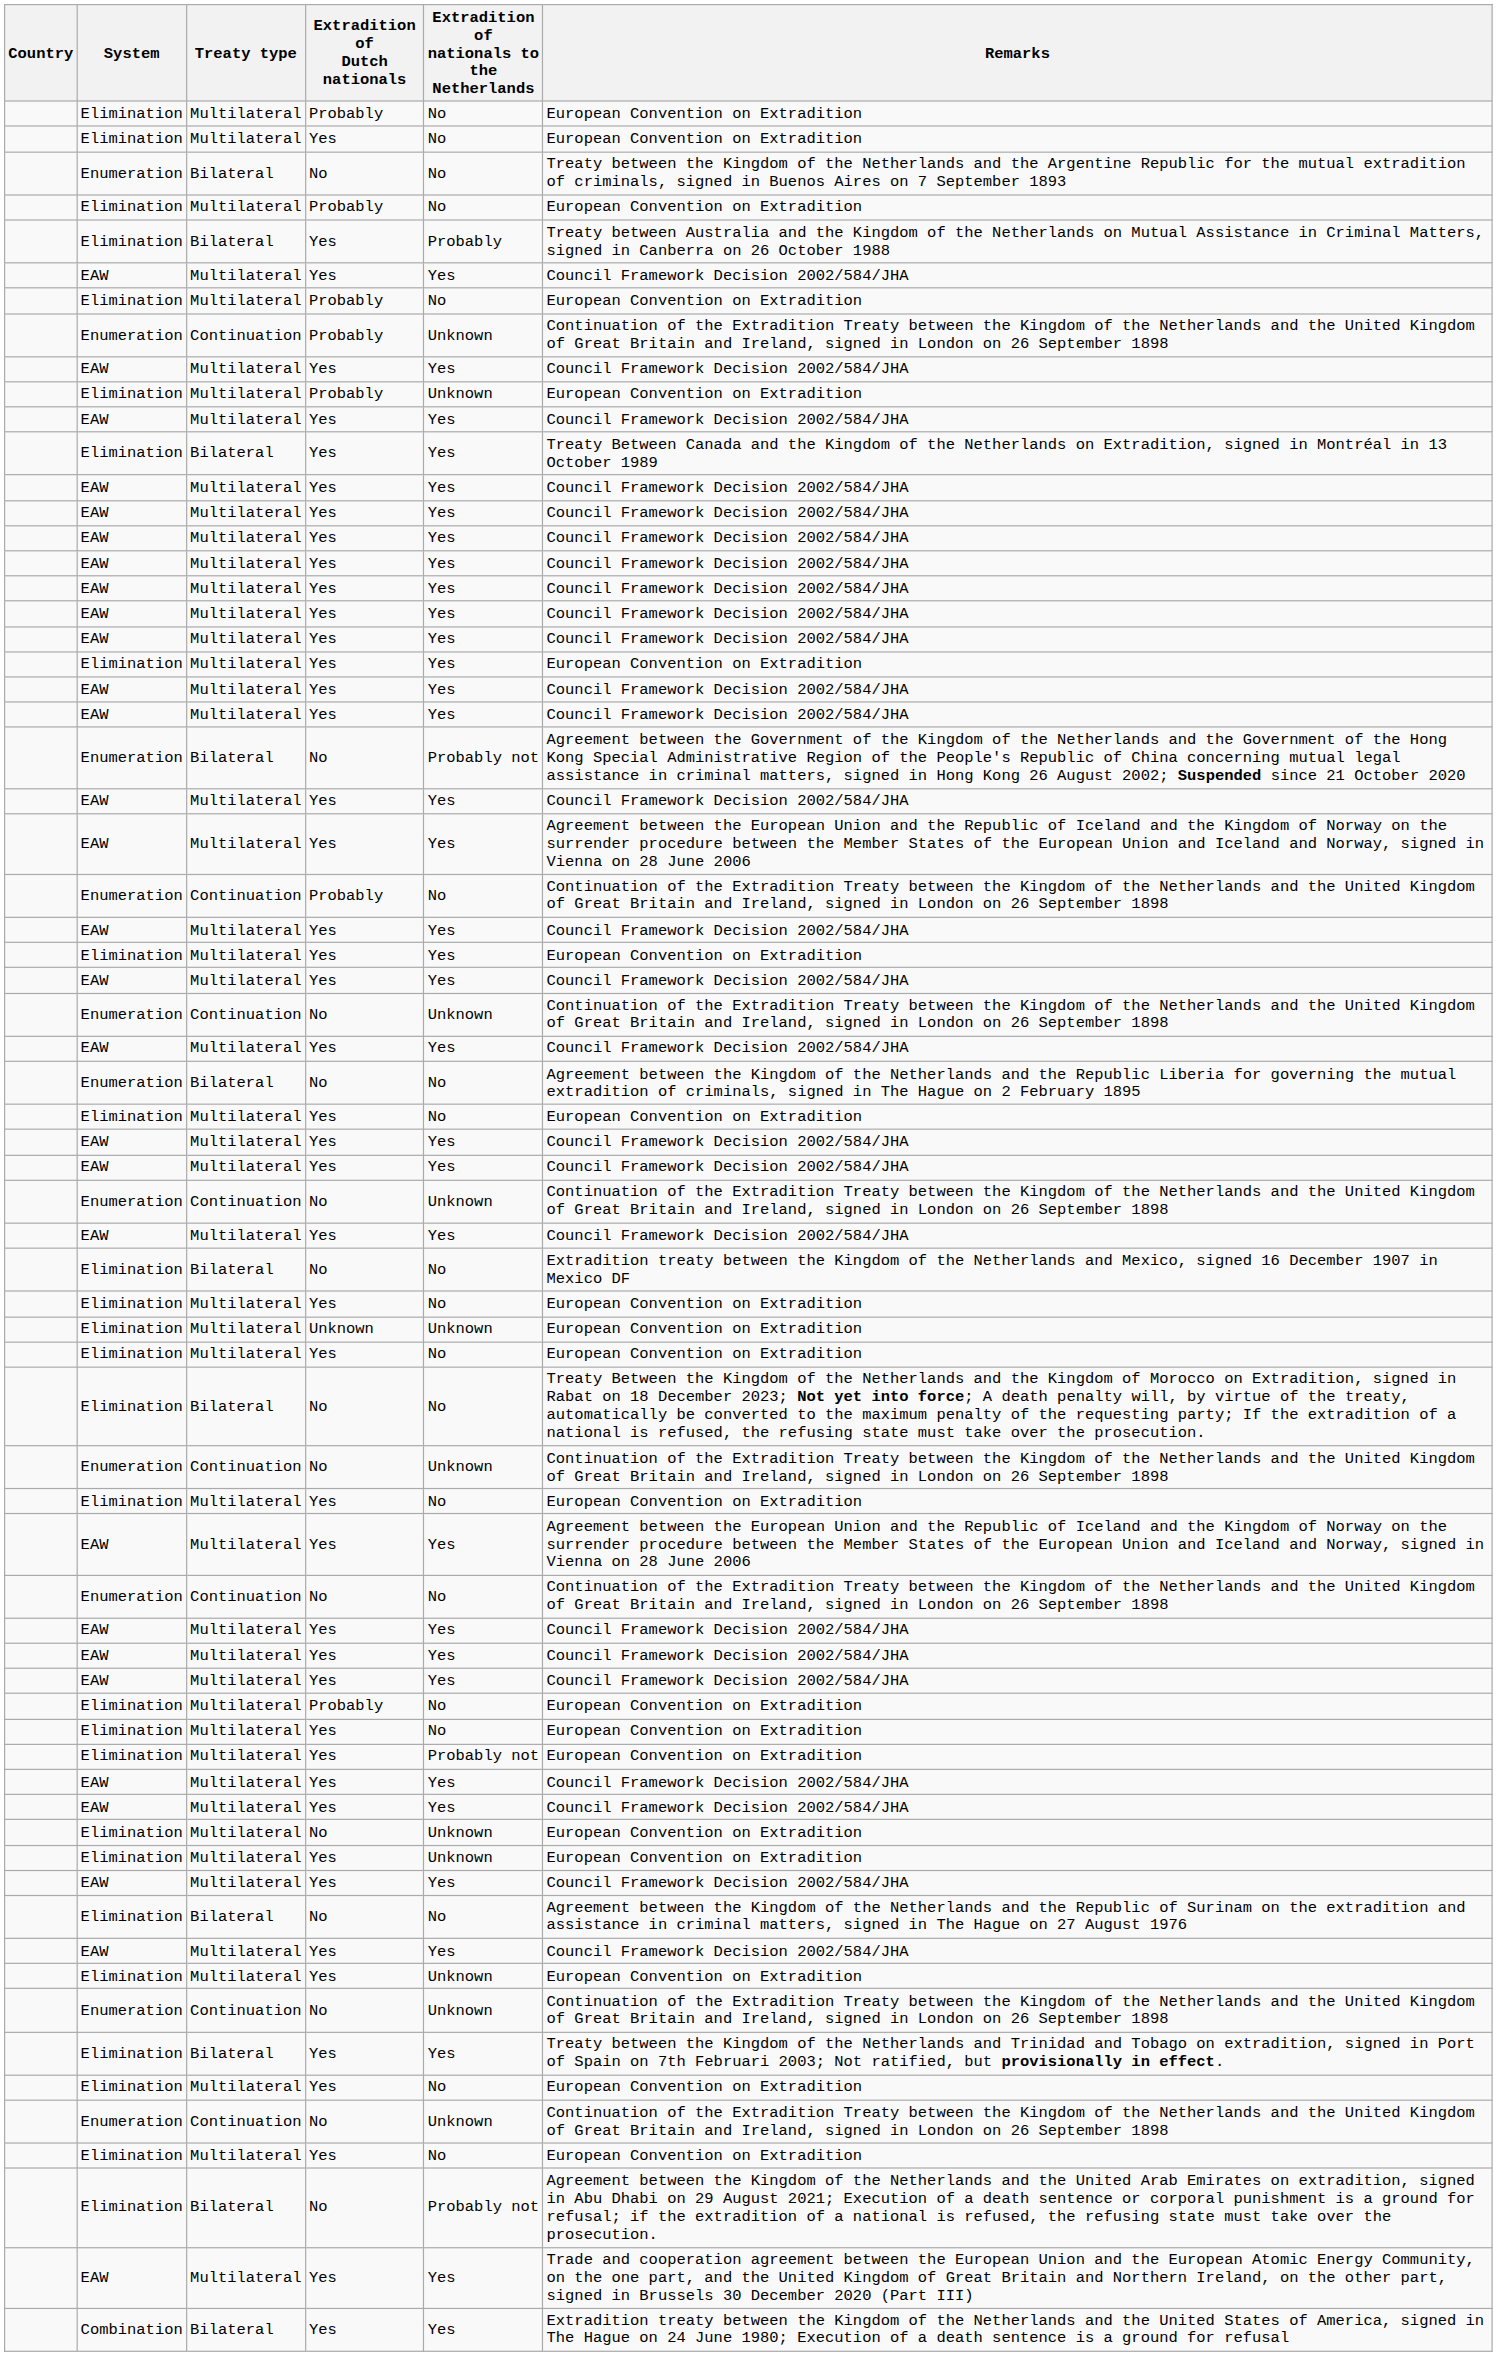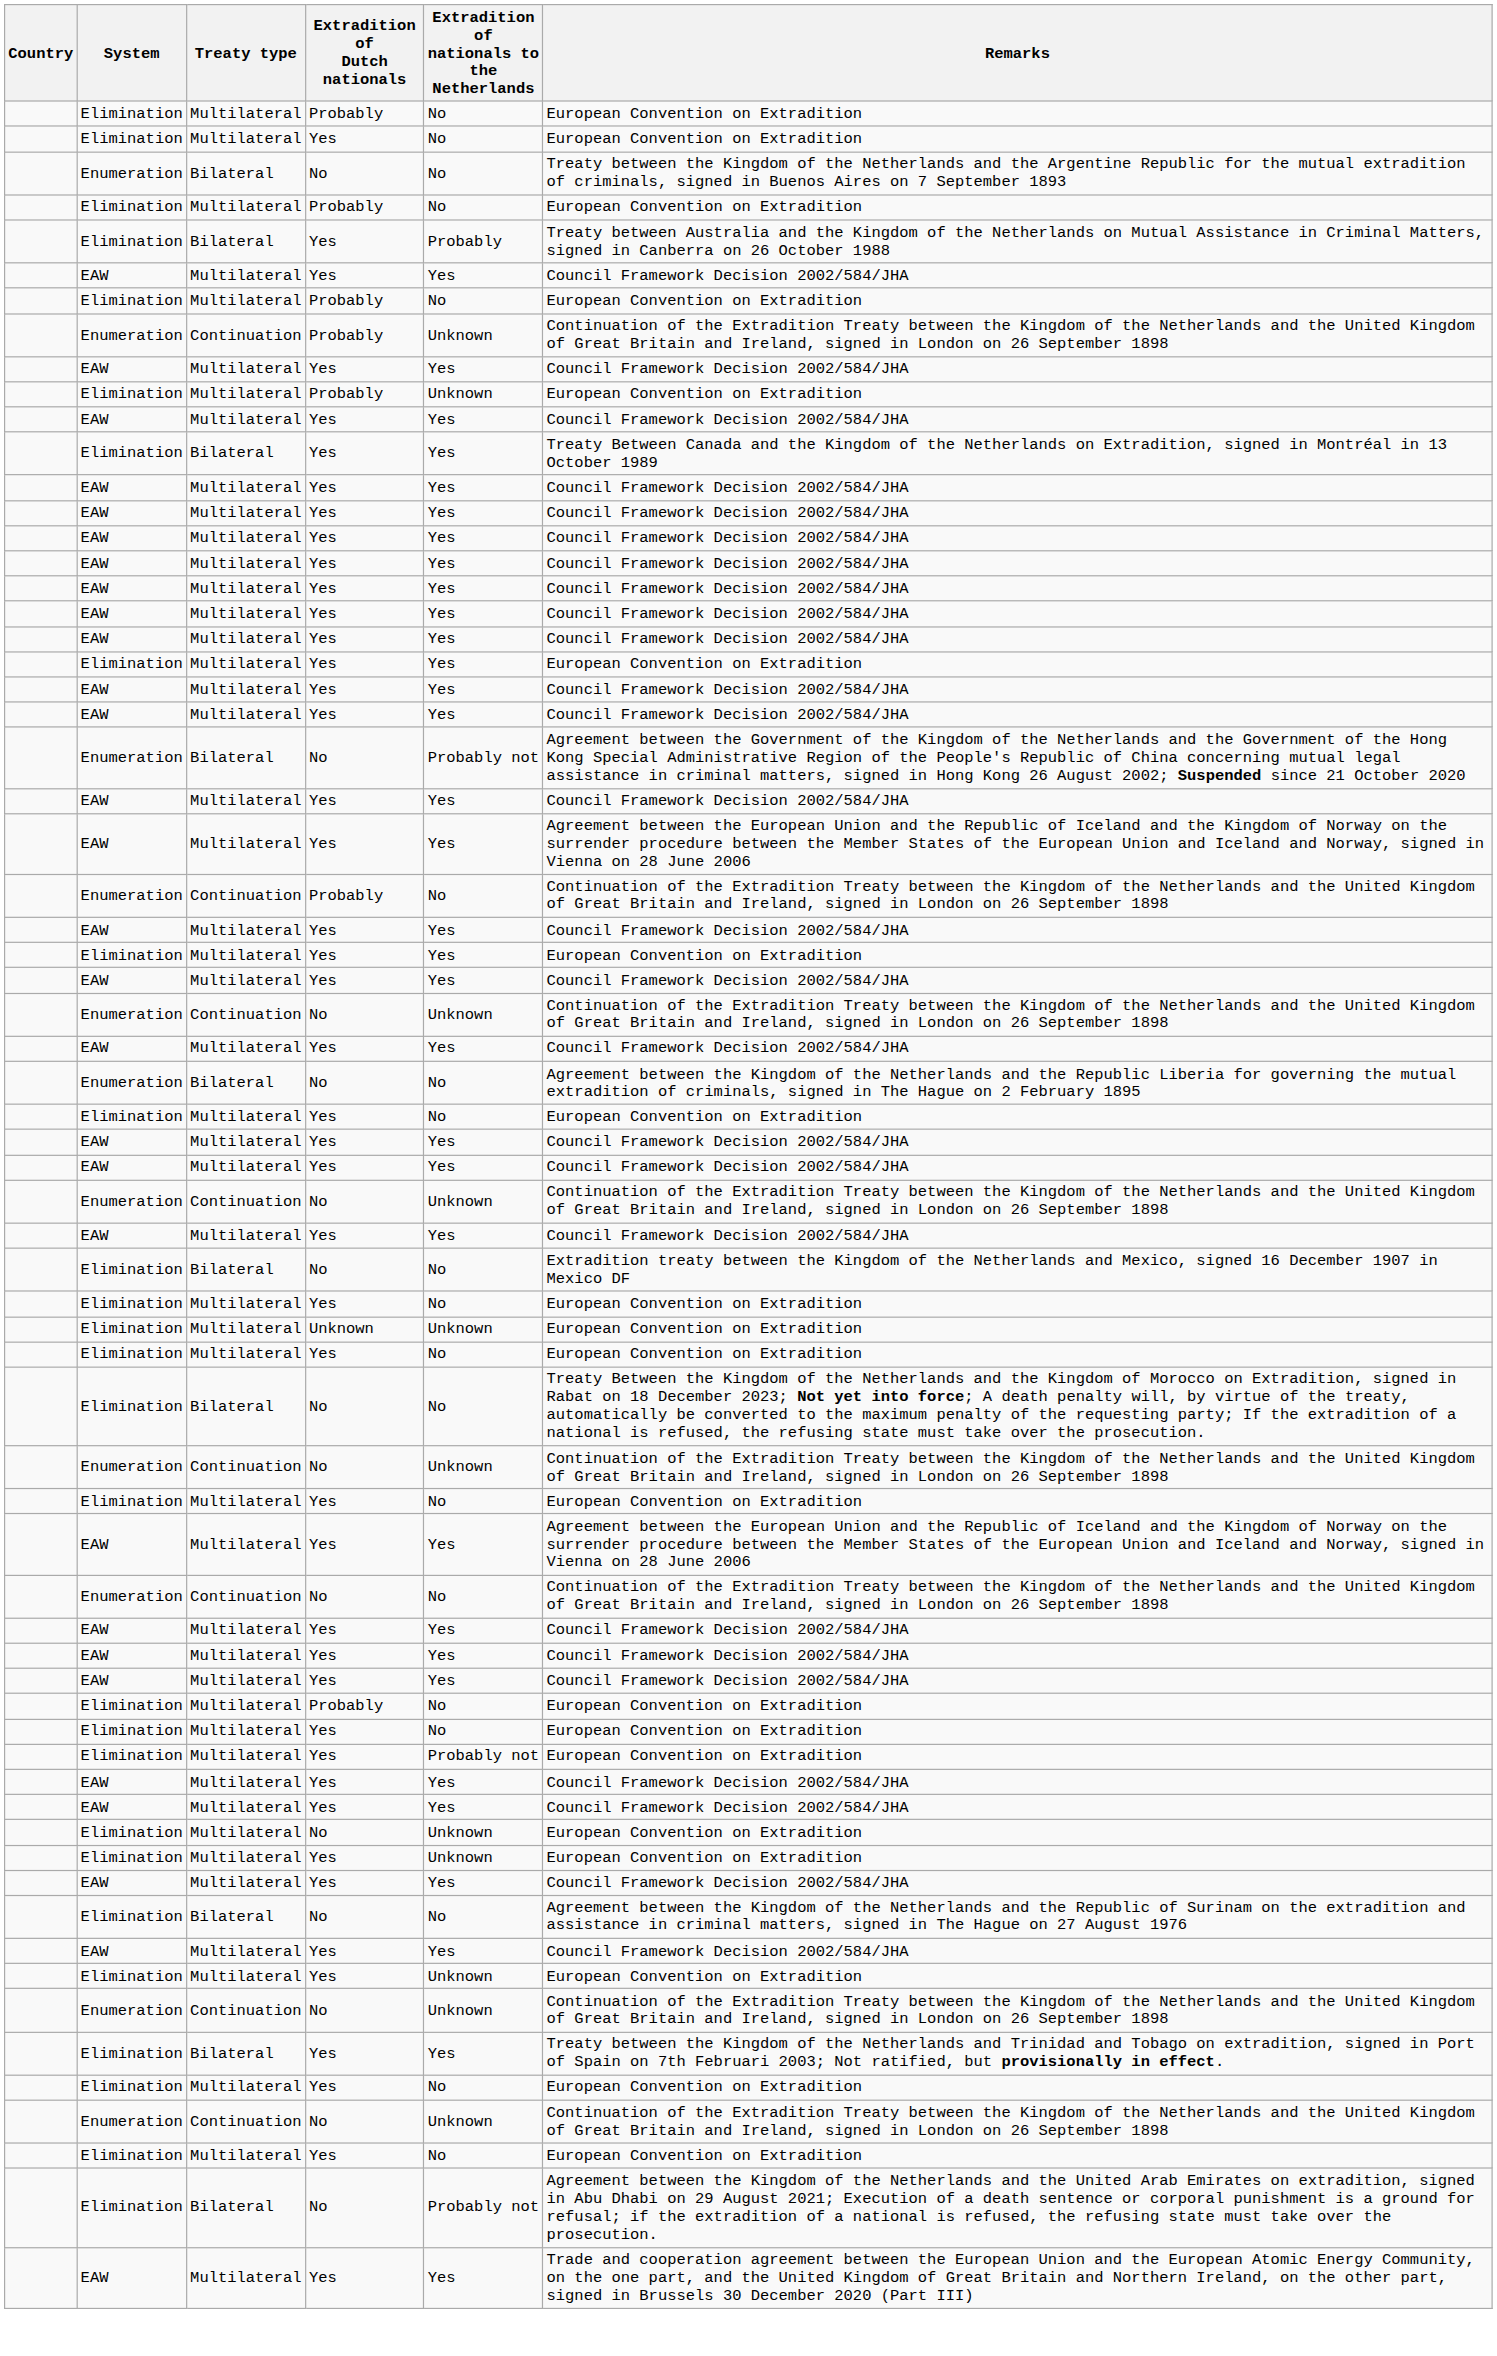- row: (132, 2330)
